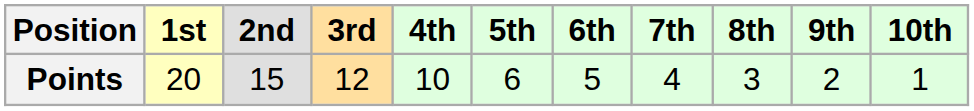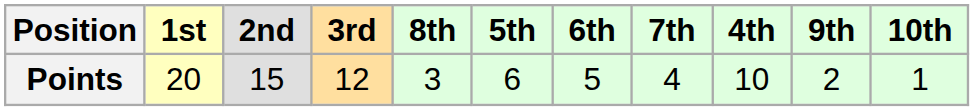columns swapped: (433, 30) <-> (752, 30)
